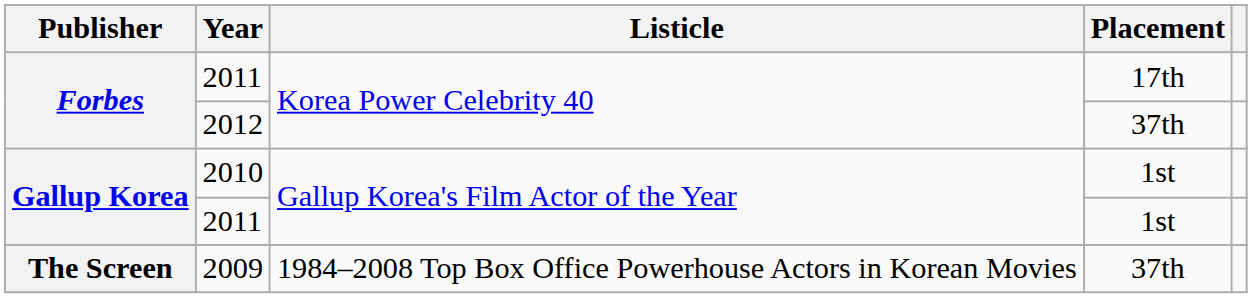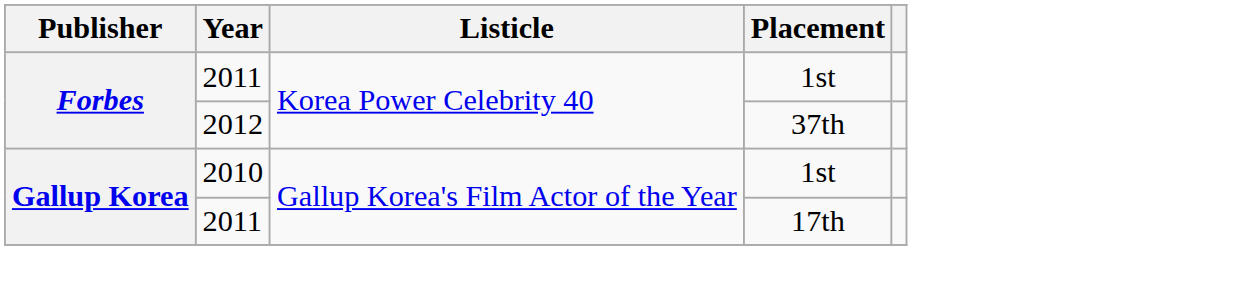(1158, 76) 17th -> (818, 76) 1st
(1158, 220) 1st -> (818, 220) 17th
- row: (100, 268)
